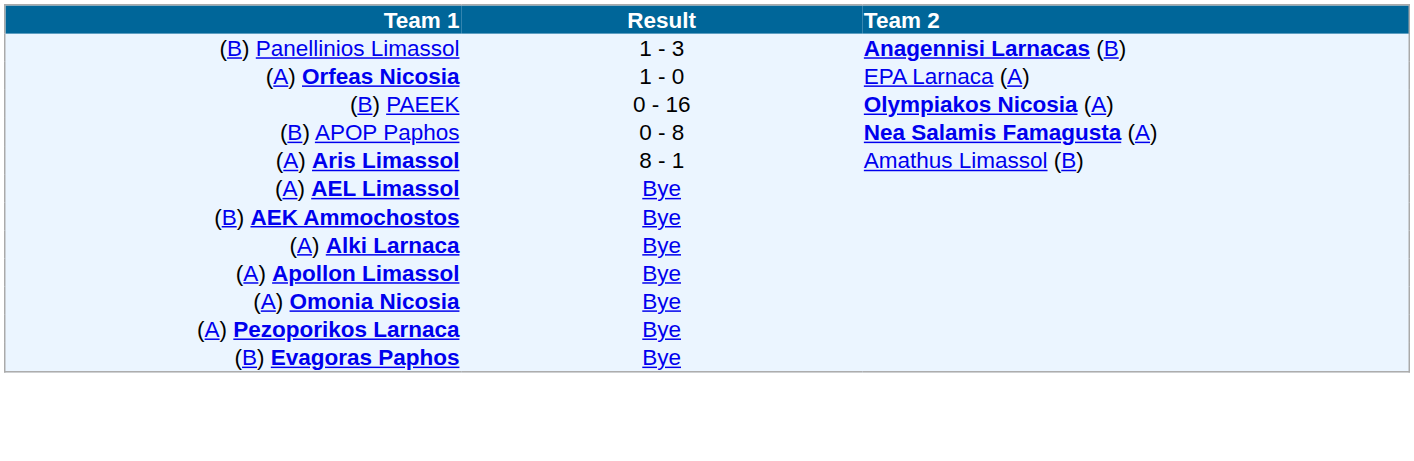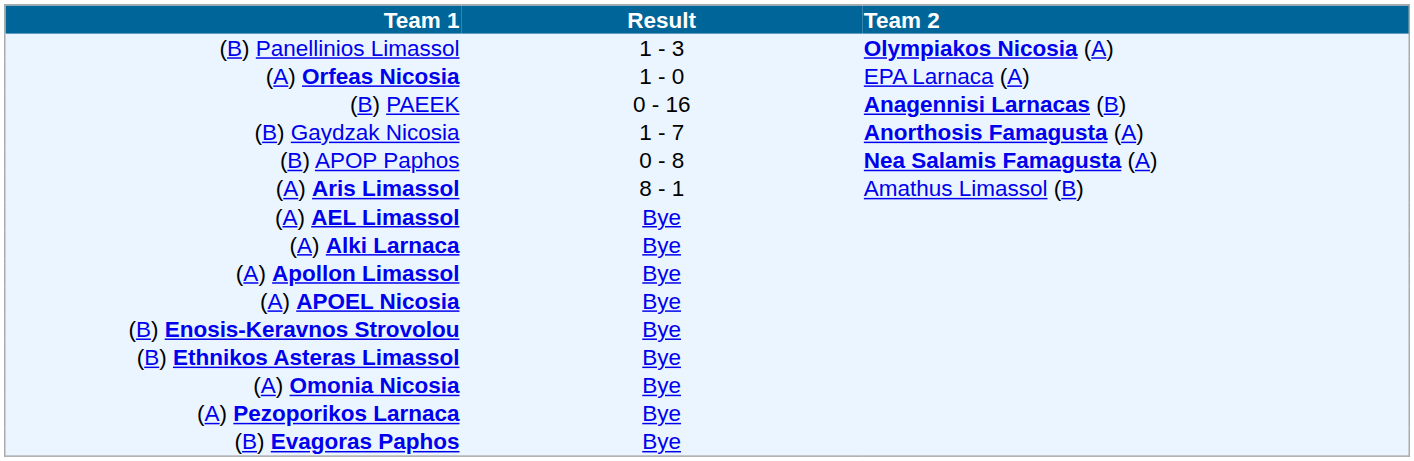(995, 48) Anagennisi Larnacas (B) -> (989, 48) Olympiakos Nicosia (A)
(989, 104) Olympiakos Nicosia (A) -> (995, 104) Anagennisi Larnacas (B)
+ row: (357, 132)
- row: (337, 216)
+ row: (360, 301)
+ row: (294, 329)
+ row: (298, 357)
